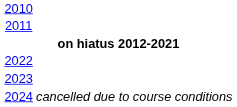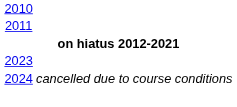- row: (19, 61)
